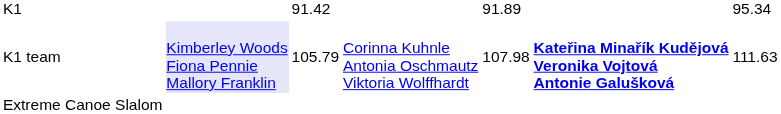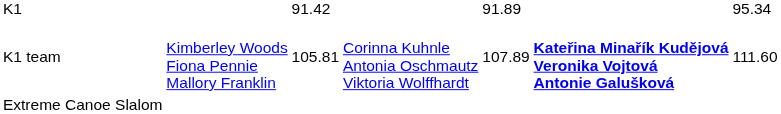(227, 65) lavender background -> (227, 65) no background
(315, 57) 105.79 -> (315, 57) 105.81
(506, 57) 107.98 -> (506, 57) 107.89
(755, 57) 111.63 -> (755, 57) 111.60
